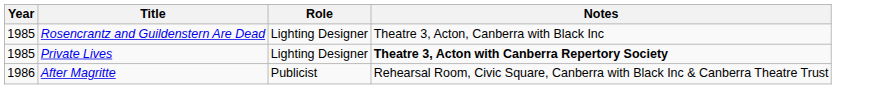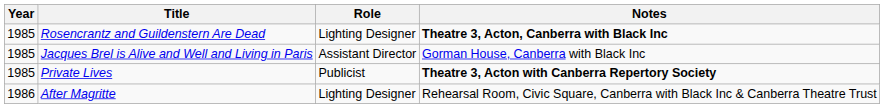(489, 34) normal -> (545, 34) bold
+ row: (177, 53)
(319, 53) Lighting Designer -> (342, 73) Publicist
(294, 73) Publicist -> (367, 93) Lighting Designer
